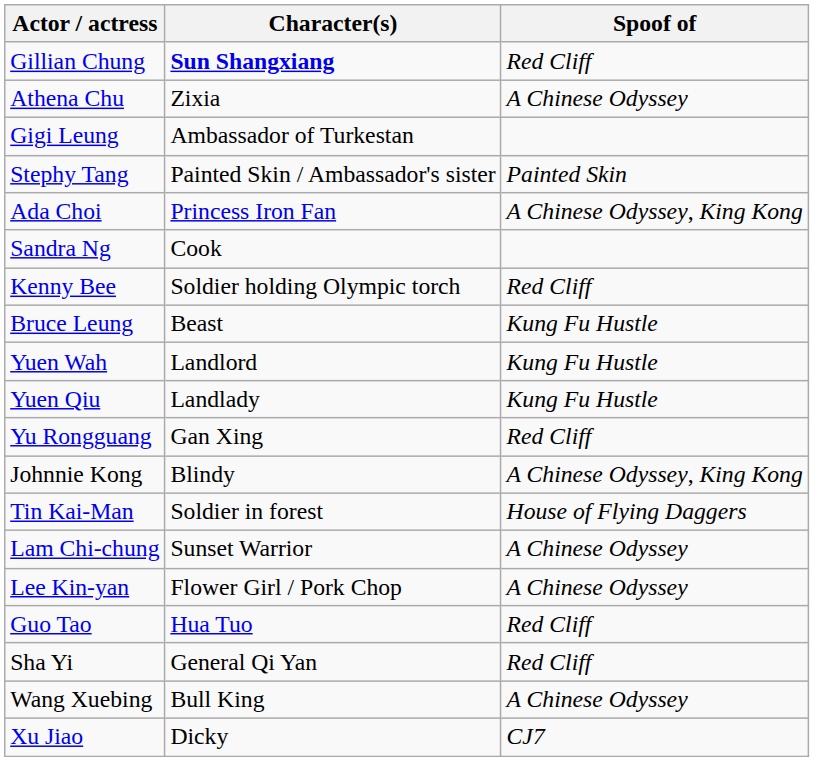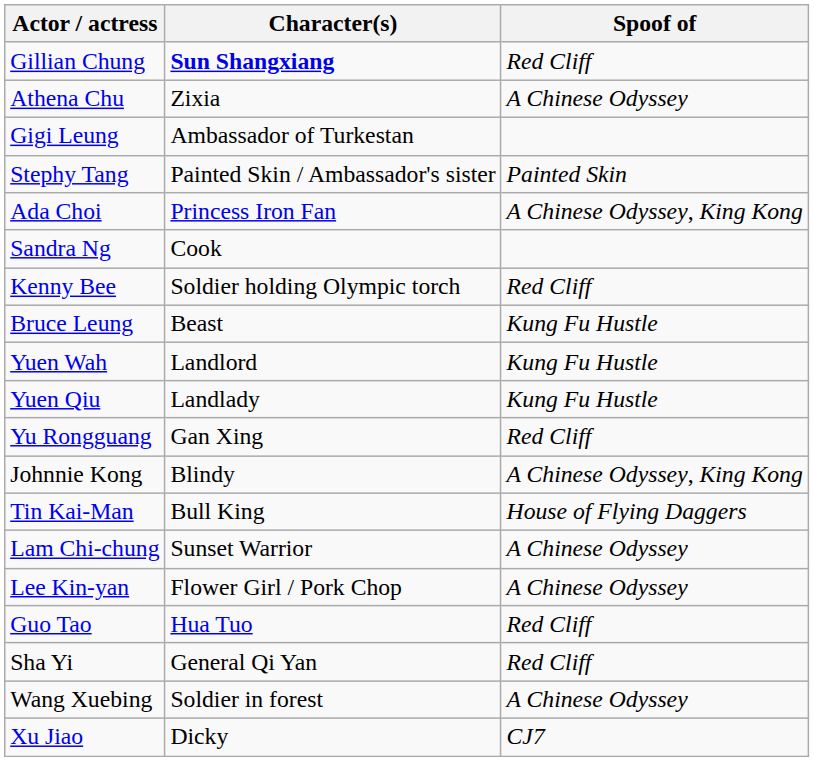(247, 511) Soldier in forest -> (217, 511) Bull King
(217, 699) Bull King -> (247, 699) Soldier in forest
